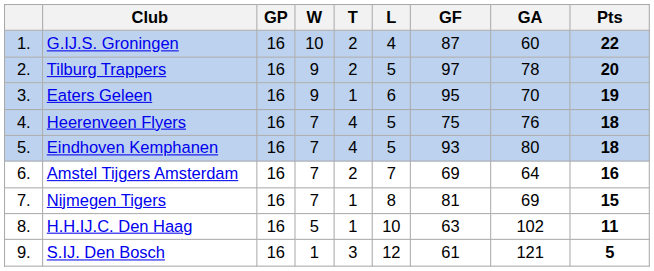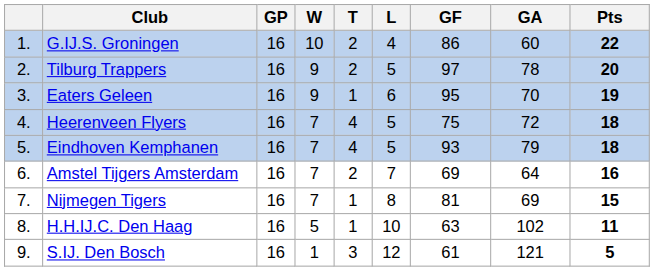(450, 43) 87 -> (450, 43) 86
(530, 122) 76 -> (530, 122) 72
(530, 148) 80 -> (530, 148) 79
